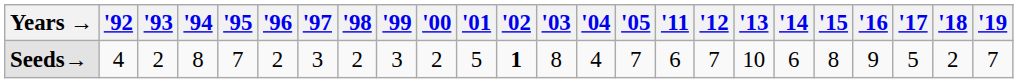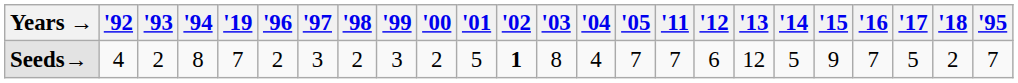columns swapped: (238, 22) <-> (993, 22)
(675, 58) 6 -> (675, 58) 7
(714, 58) 7 -> (714, 58) 6
(754, 58) 10 -> (754, 58) 12
(794, 58) 6 -> (794, 58) 5
(833, 58) 8 -> (833, 58) 9
(873, 58) 9 -> (873, 58) 7
